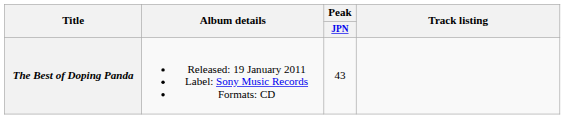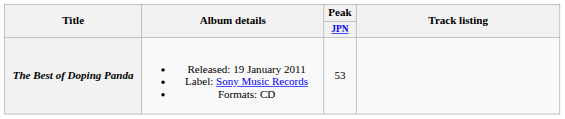(340, 75) 43 -> (340, 75) 53
